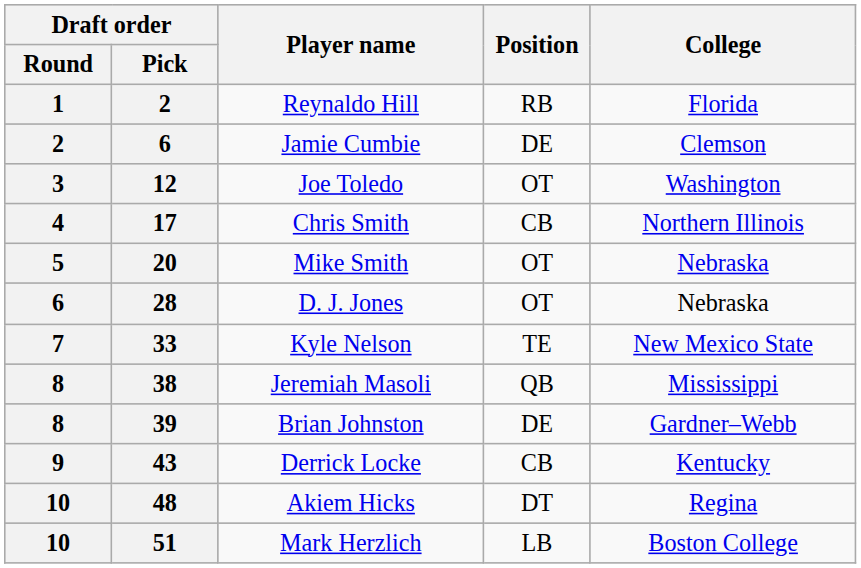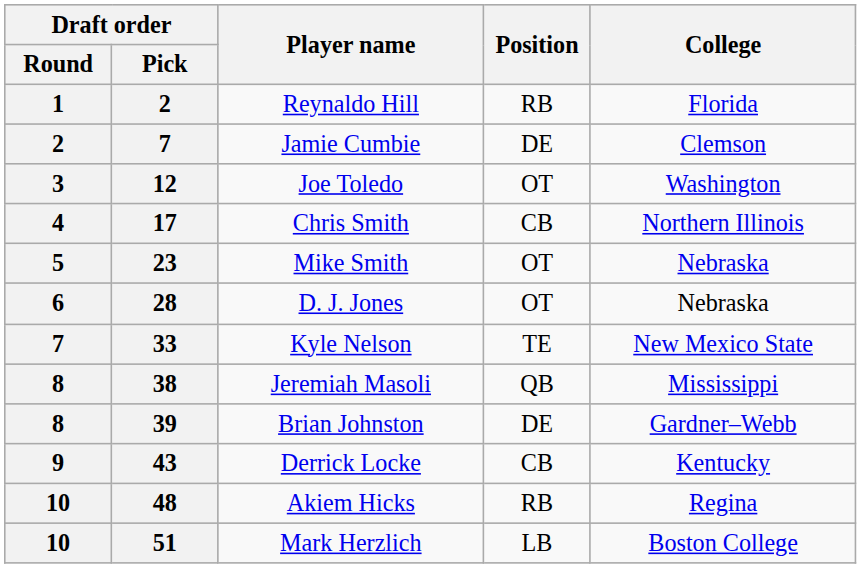(165, 144) 6 -> (165, 144) 7
(165, 263) 20 -> (165, 263) 23
(537, 502) DT -> (537, 502) RB
